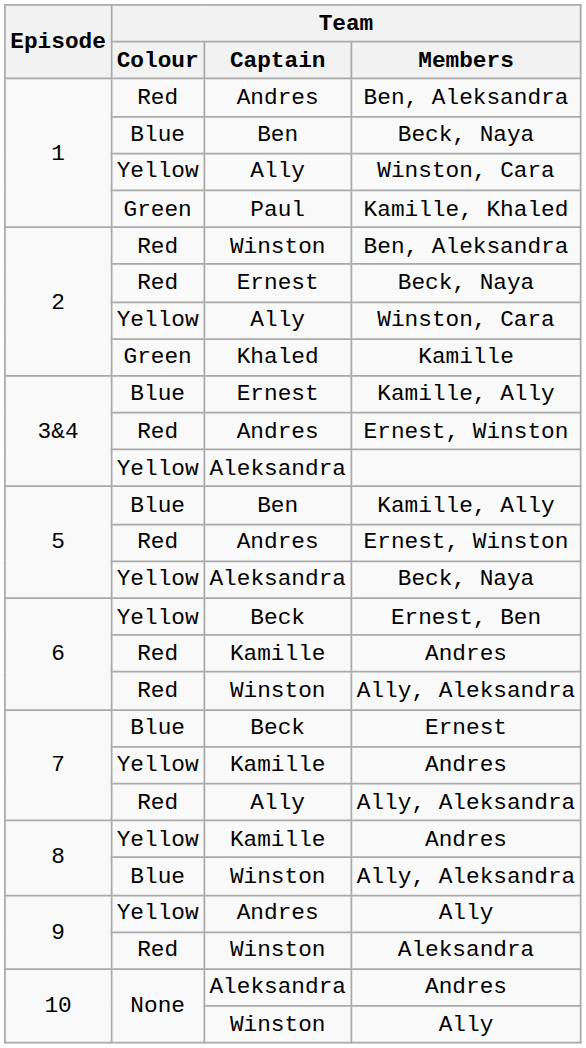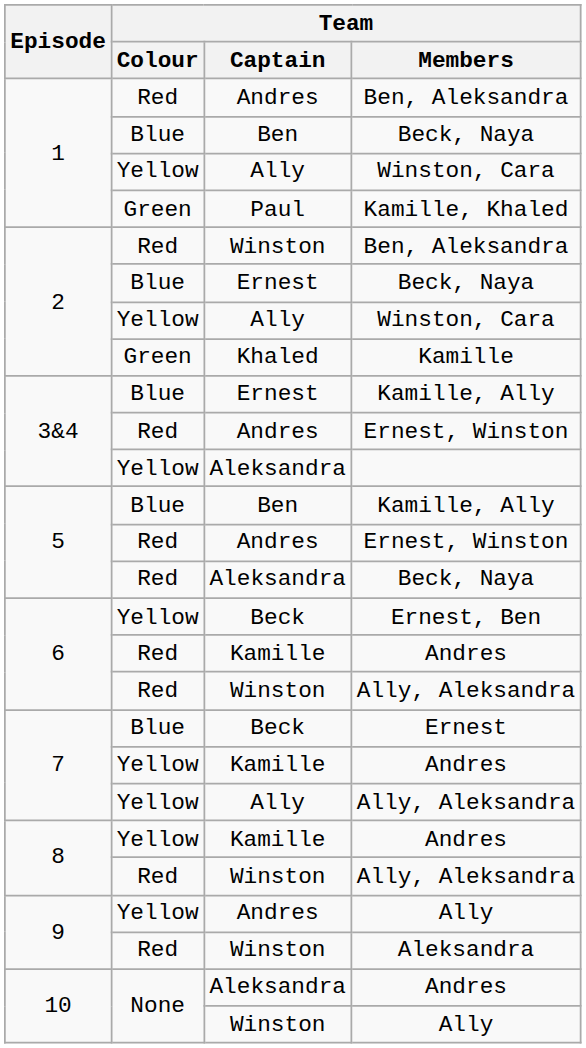(158, 283) Red -> (158, 283) Blue
(158, 580) Yellow -> (158, 580) Red
(158, 802) Red -> (158, 802) Yellow
(158, 876) Blue -> (158, 876) Red
